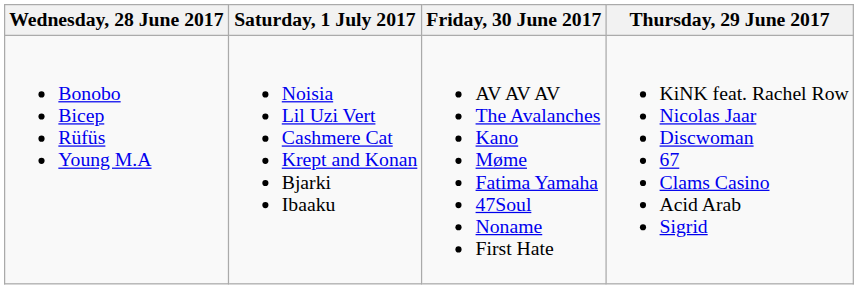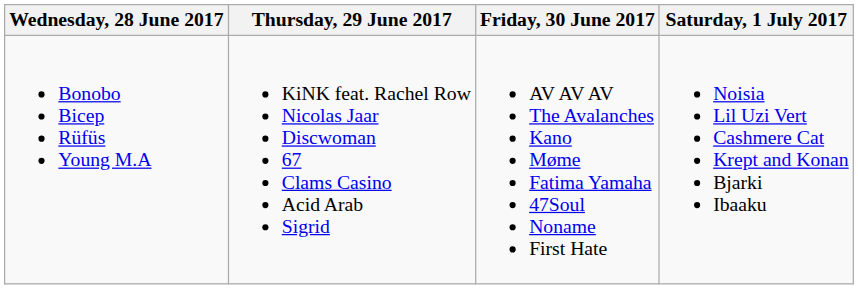columns swapped: (730, 20) <-> (325, 20)
